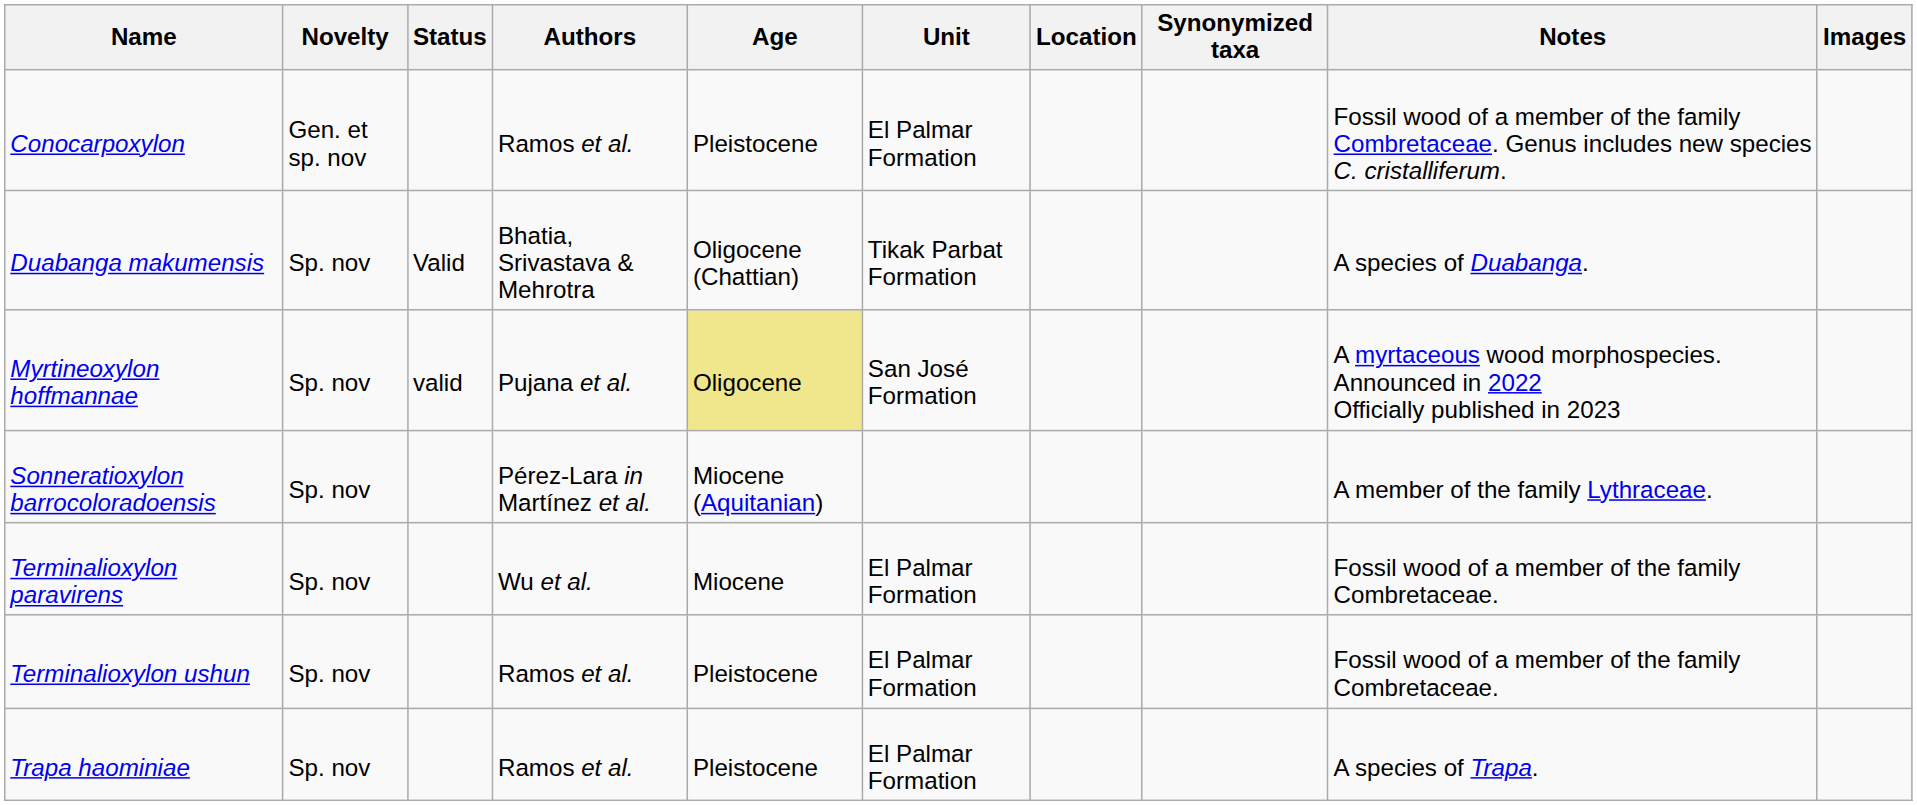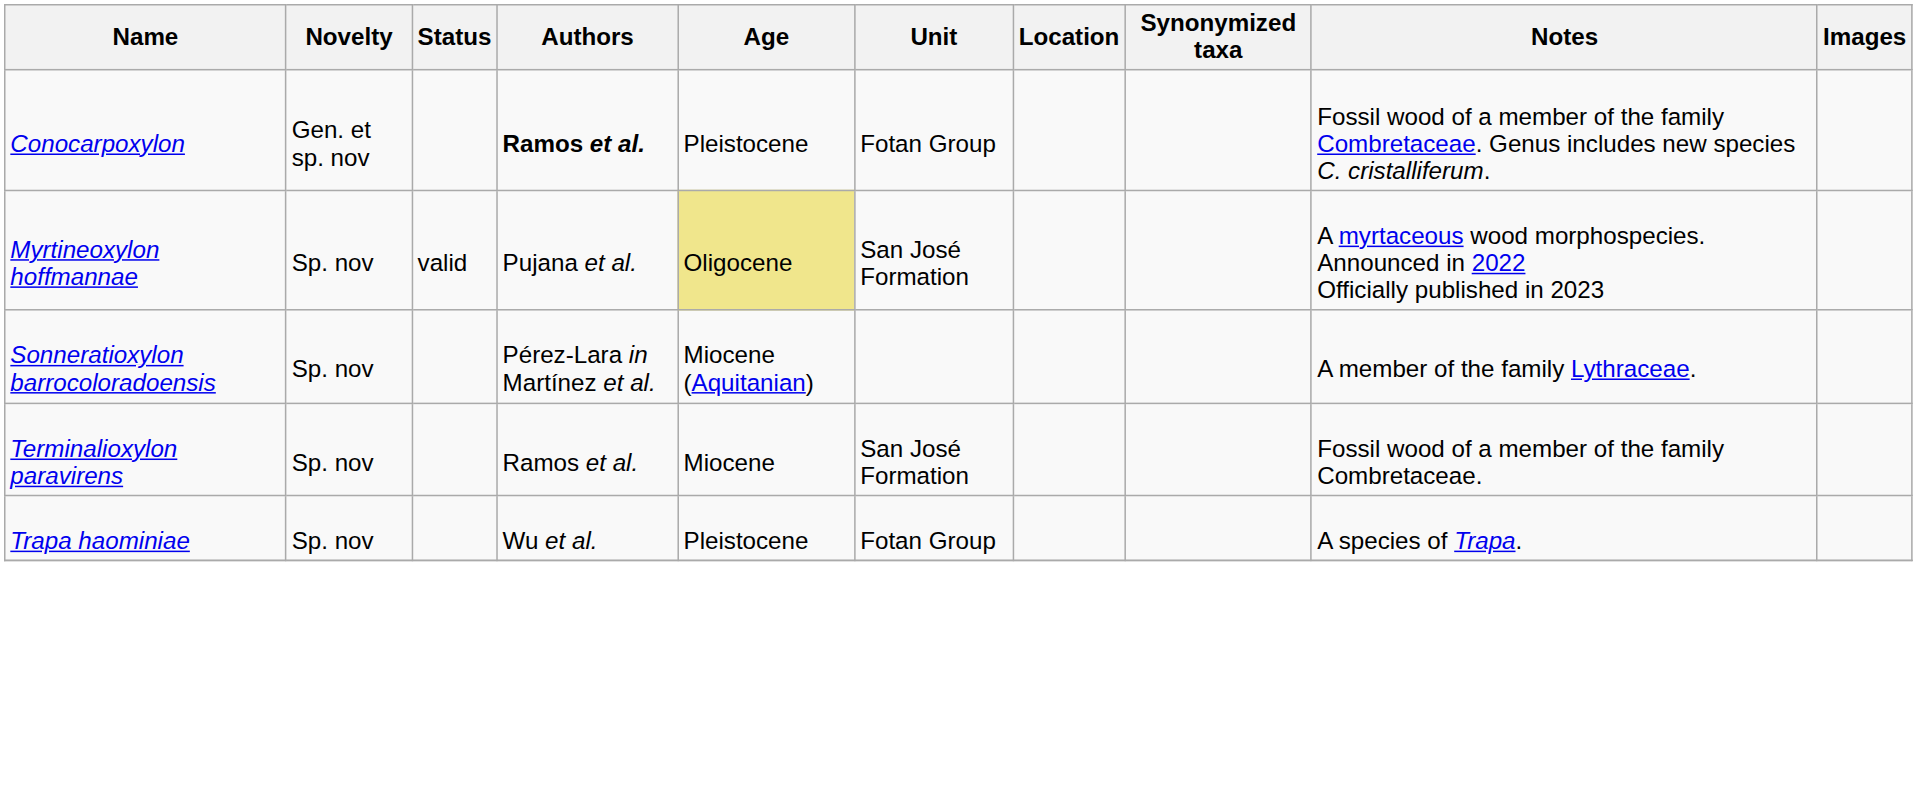(566, 143) normal -> (574, 143) bold
(922, 143) El Palmar Formation -> (928, 143) Fotan Group
- row: (137, 263)
(545, 582) Wu et al. -> (570, 462) Ramos et al.
(922, 582) El Palmar Formation -> (915, 462) San José Formation
- row: (130, 674)
(566, 767) Ramos et al. -> (550, 541) Wu et al.
(922, 767) El Palmar Formation -> (928, 541) Fotan Group
